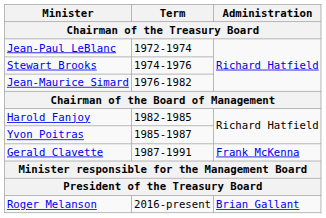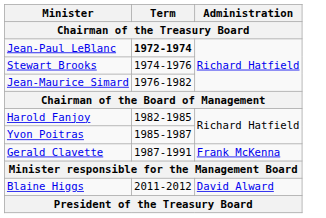(163, 48) normal -> (163, 48) bold
+ row: (45, 187)
- row: (52, 204)
